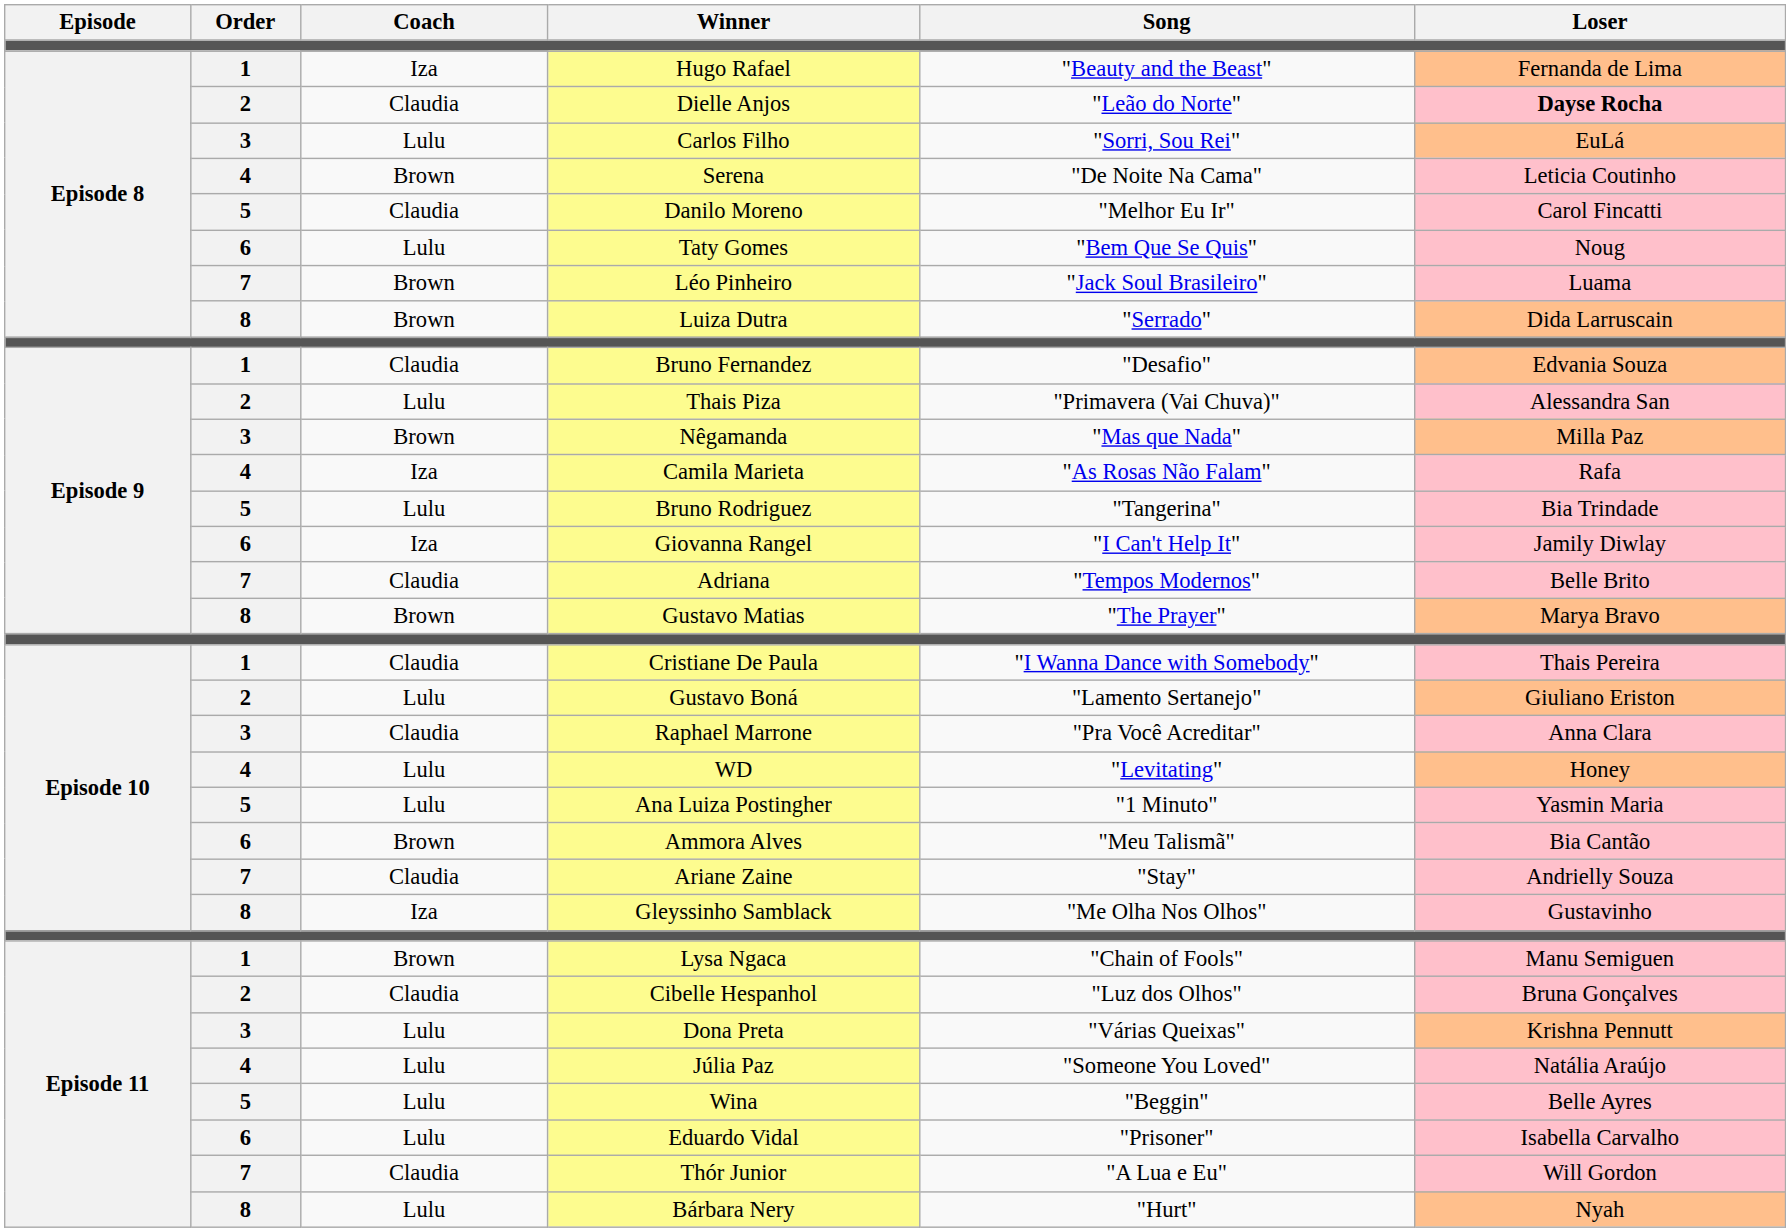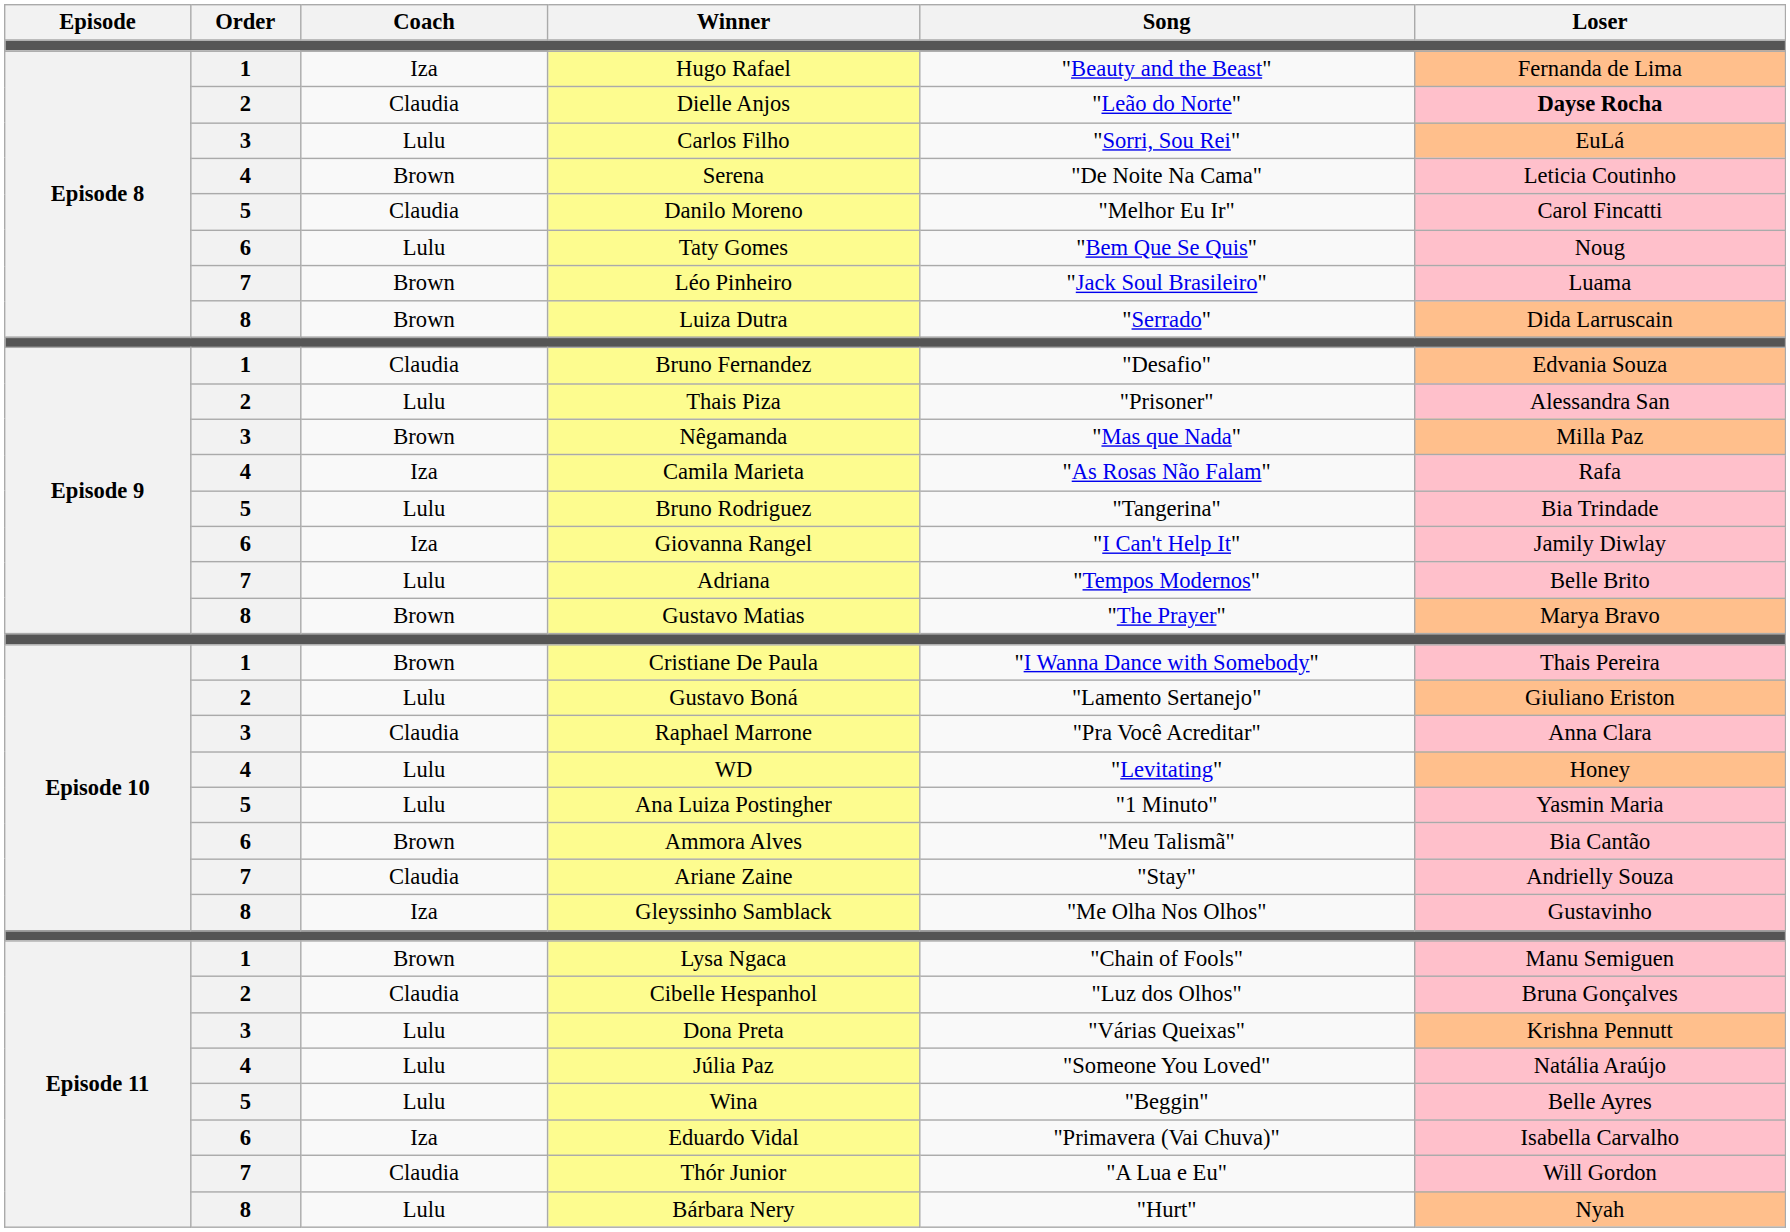(1167, 400) "Primavera (Vai Chuva)" -> (1167, 400) "Prisoner"
(424, 579) Claudia -> (424, 579) Lulu
(424, 661) Claudia -> (424, 661) Brown
(424, 1137) Lulu -> (424, 1137) Iza
(1167, 1137) "Prisoner" -> (1167, 1137) "Primavera (Vai Chuva)"
